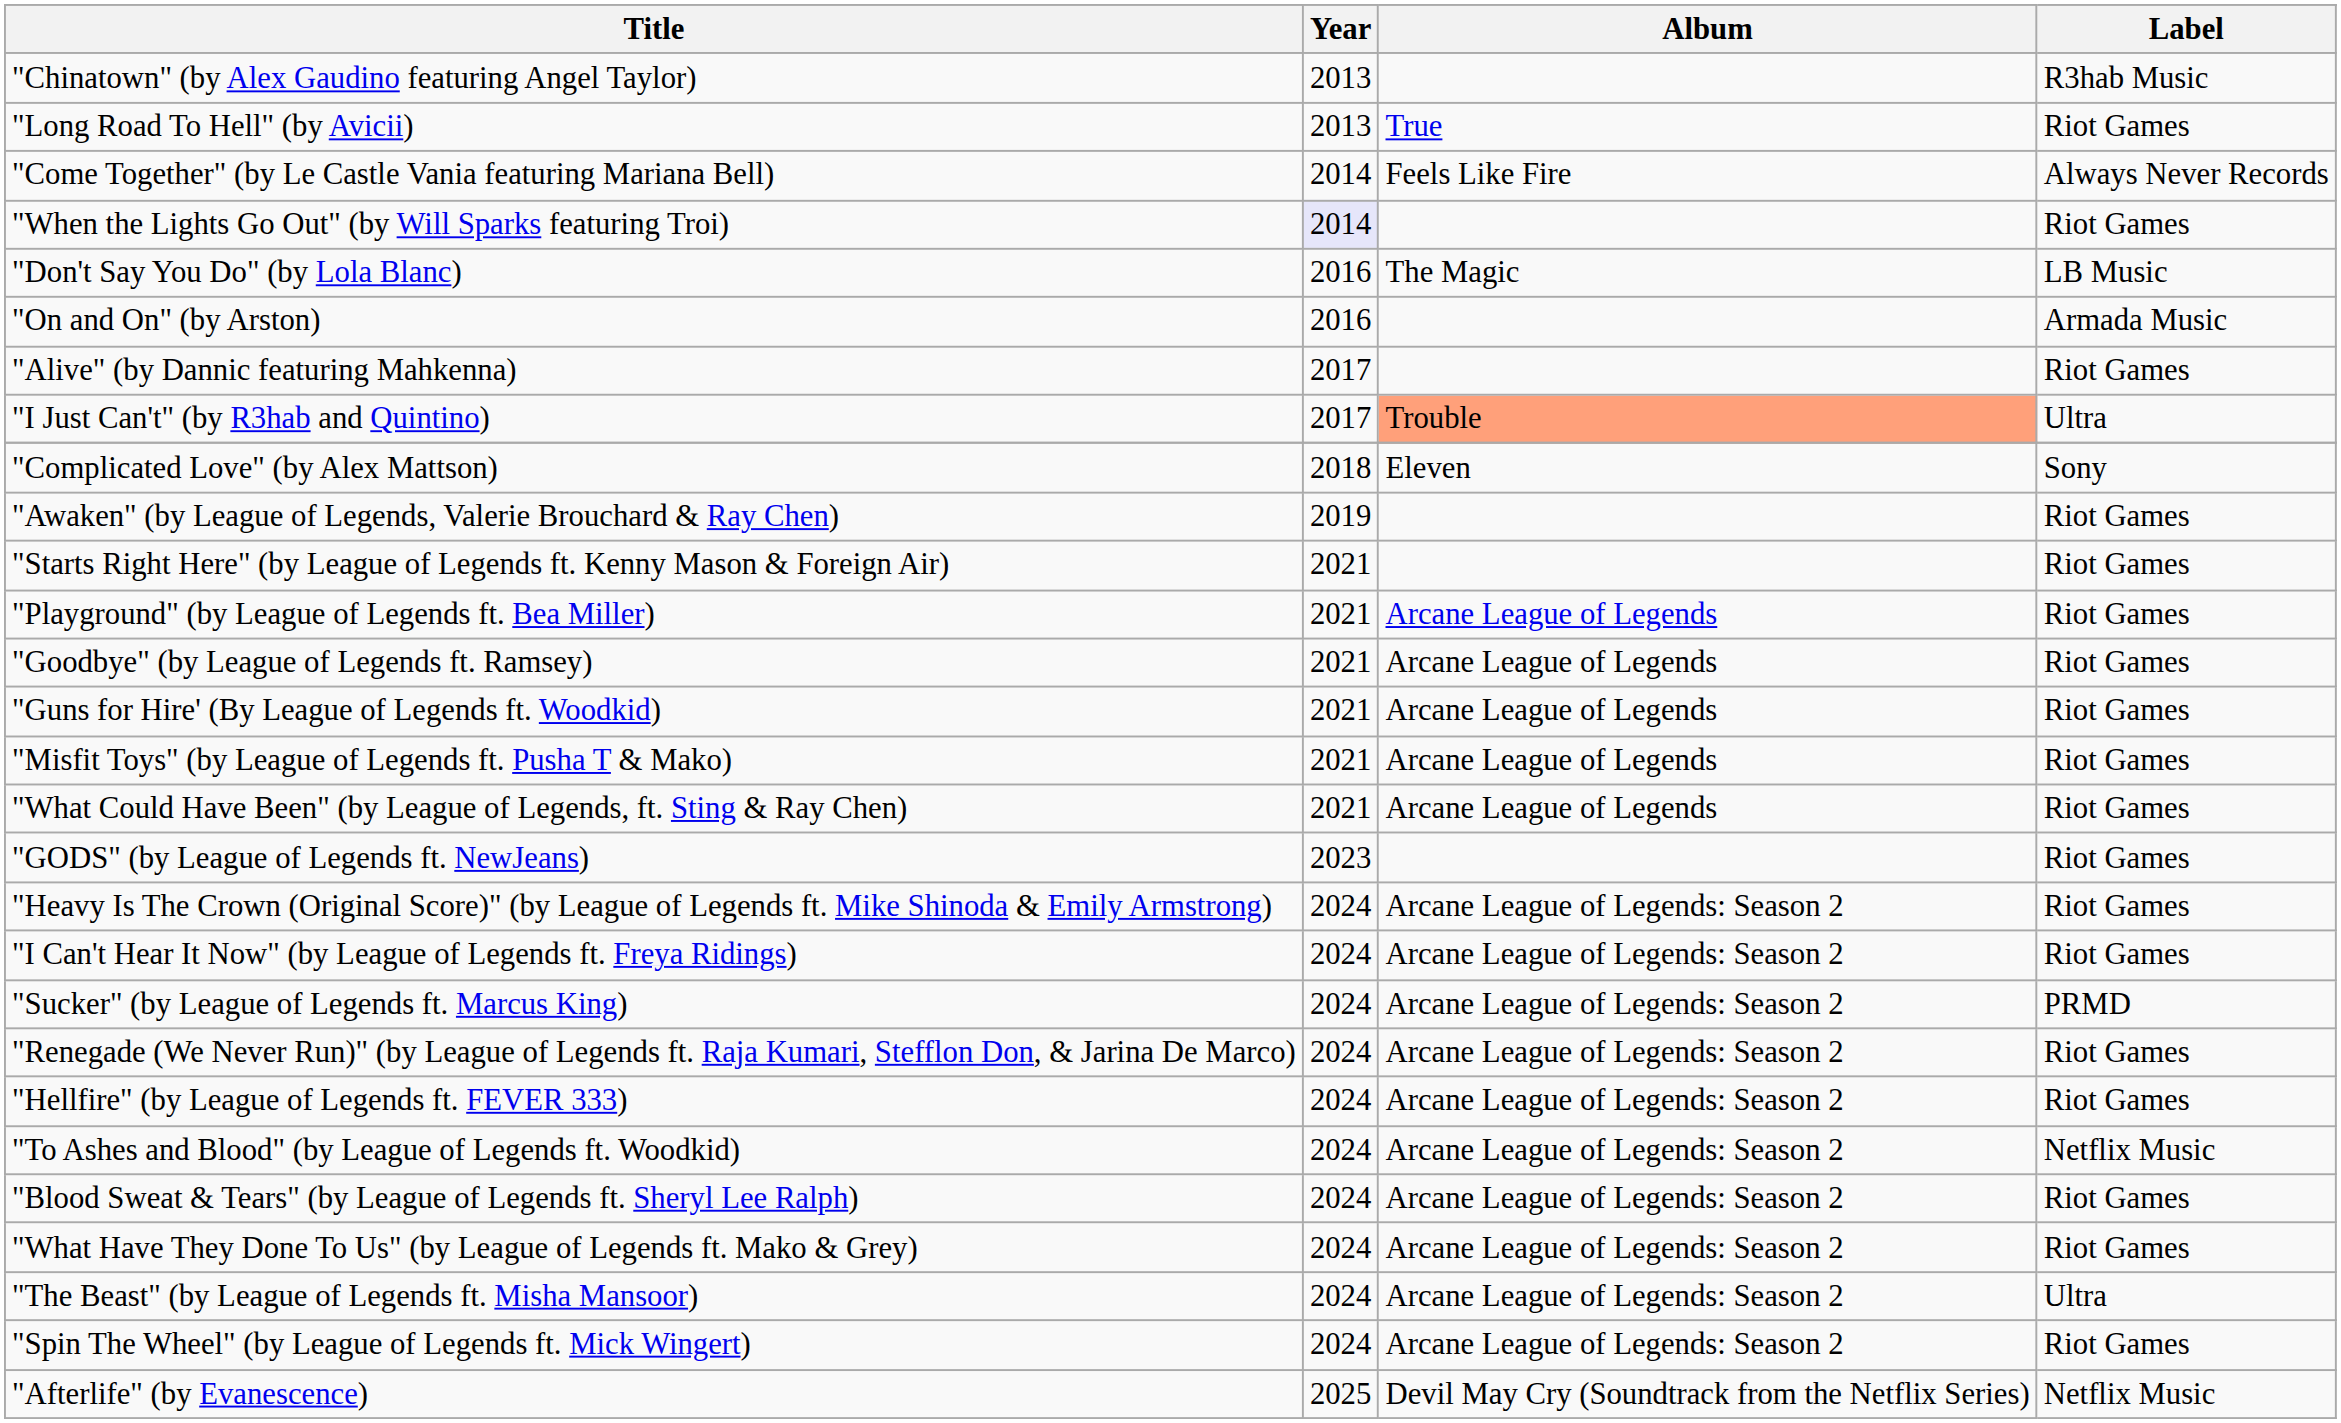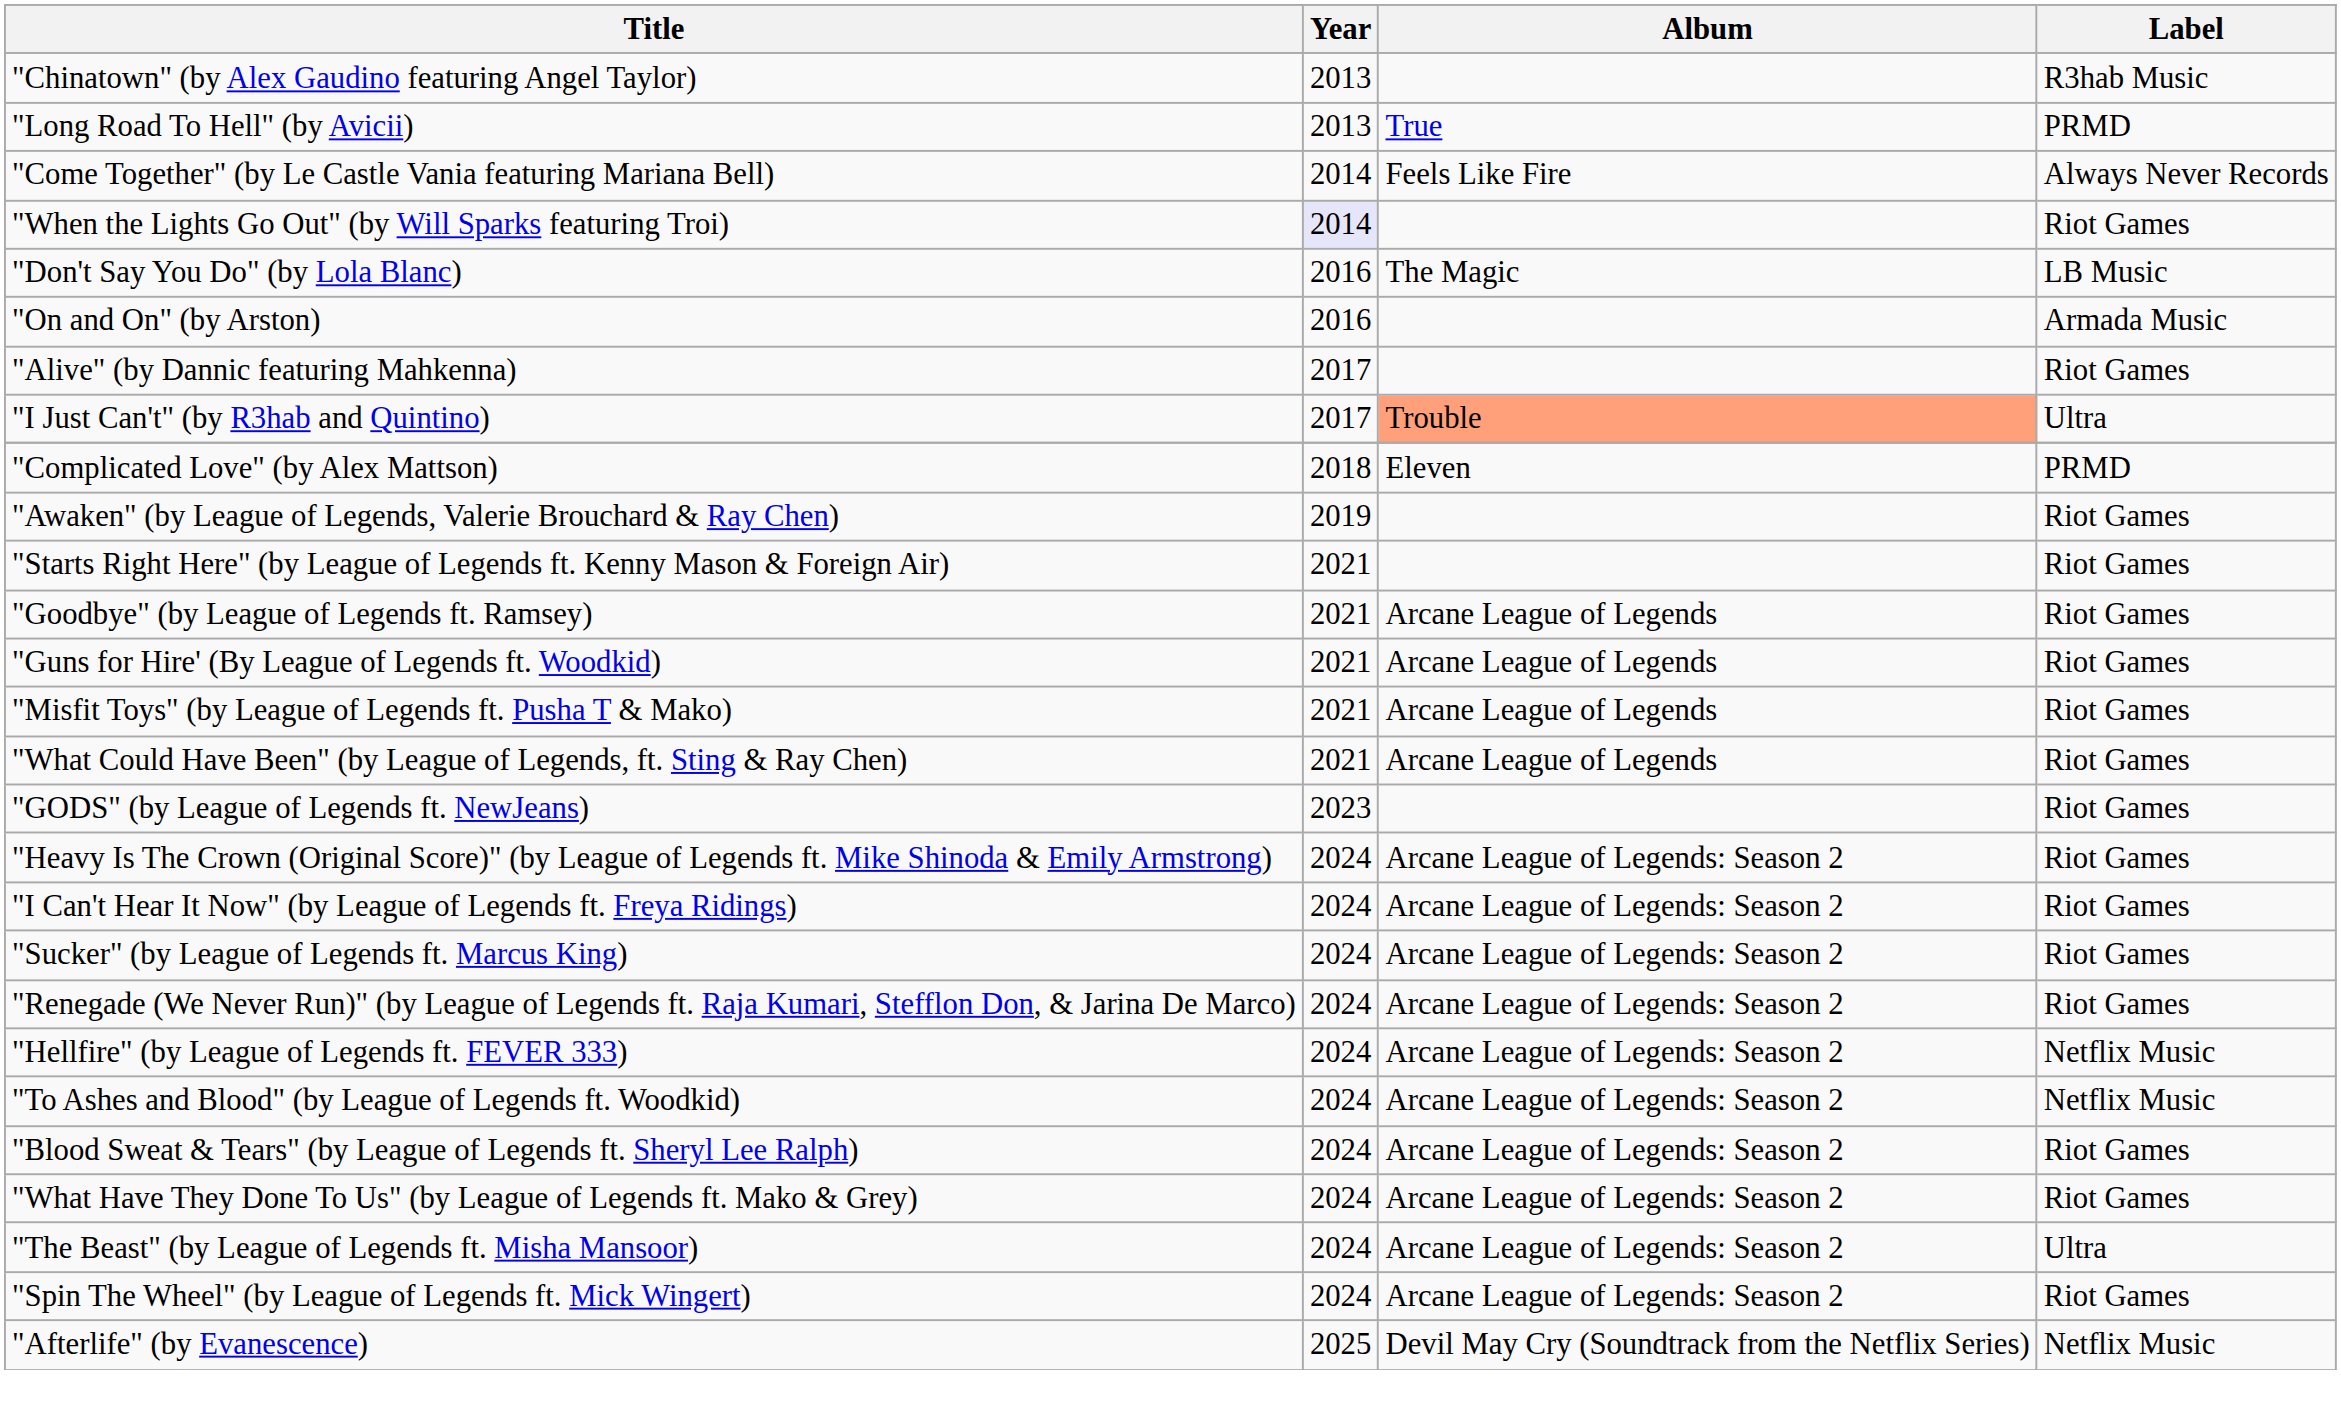(2117, 126) Riot Games -> (2087, 126) PRMD
(2075, 467) Sony -> (2087, 467) PRMD
- row: (333, 613)
(2087, 1003) PRMD -> (2117, 954) Riot Games
(2117, 1100) Riot Games -> (2130, 1051) Netflix Music
